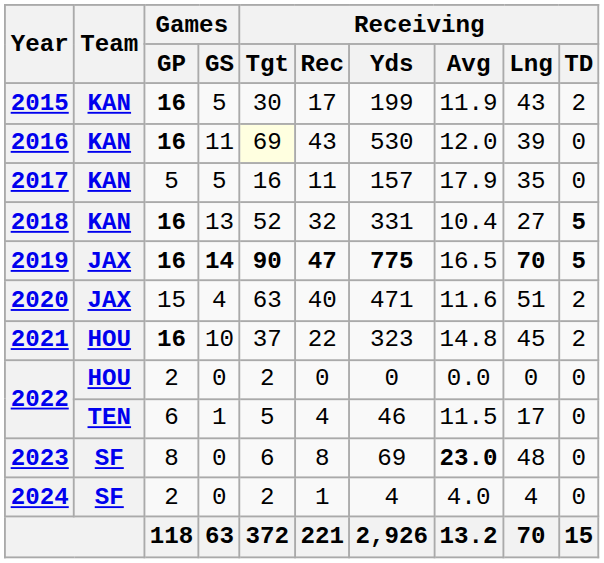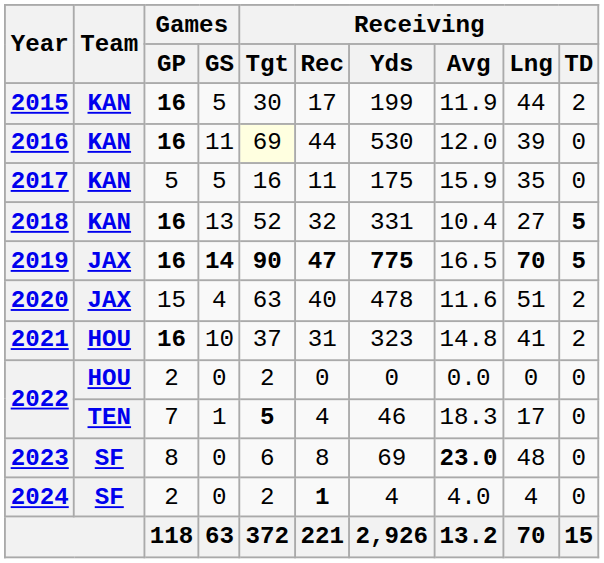(531, 103) 43 -> (531, 103) 44
(322, 143) 43 -> (322, 143) 44
(392, 182) 157 -> (392, 182) 175
(469, 182) 17.9 -> (469, 182) 15.9
(392, 300) 471 -> (392, 300) 478
(322, 340) 22 -> (322, 340) 31
(531, 340) 45 -> (531, 340) 41
(172, 419) 6 -> (172, 419) 7
(267, 419) normal -> (267, 419) bold
(469, 419) 11.5 -> (469, 419) 18.3
(322, 498) normal -> (322, 498) bold
